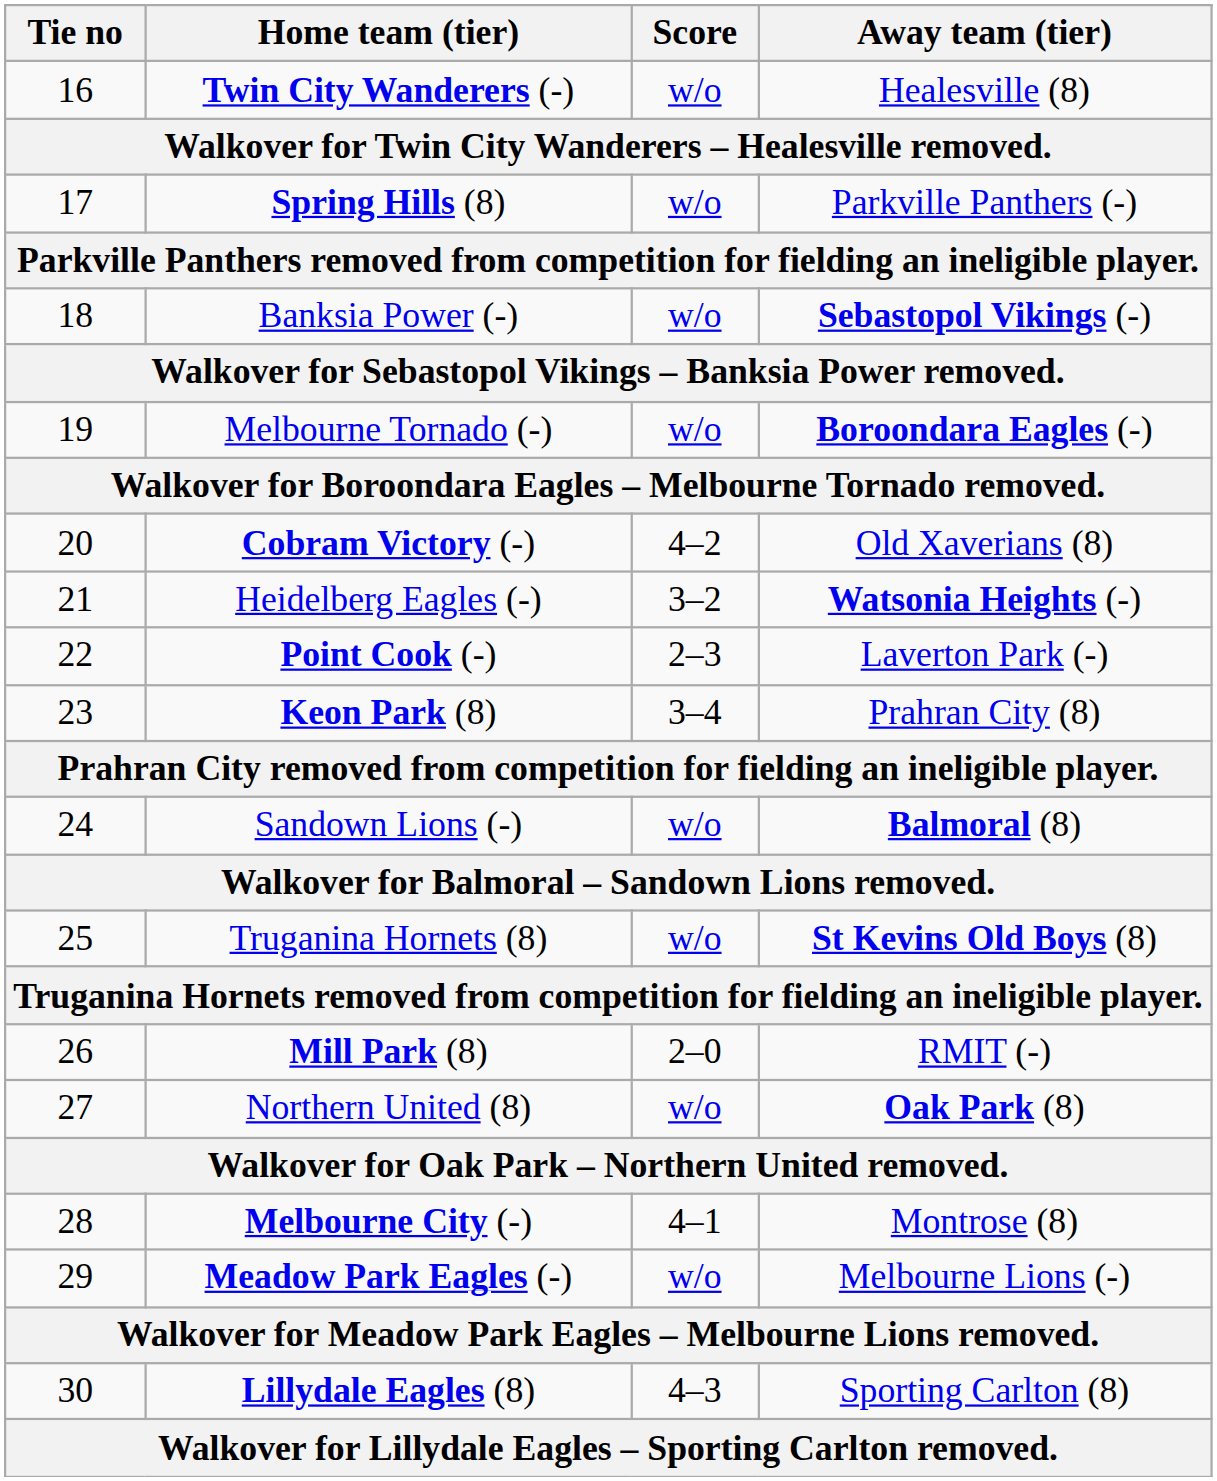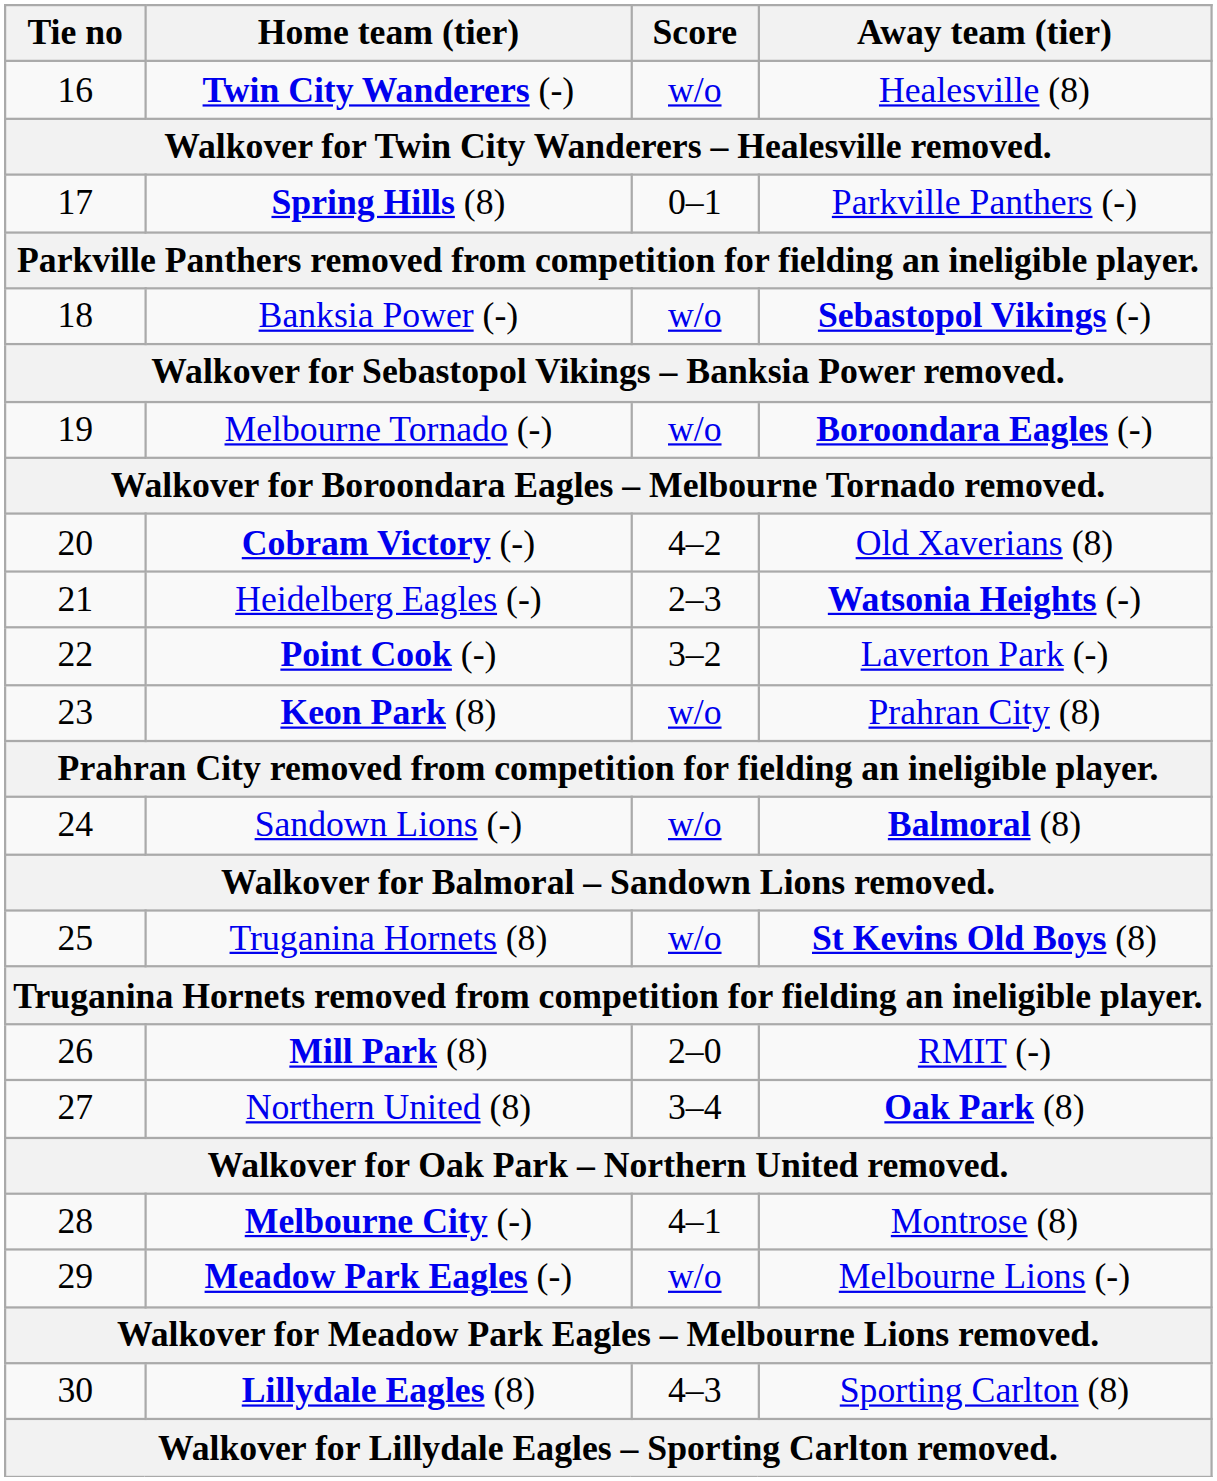(695, 202) w/o -> (695, 202) 0–1
(695, 598) 3–2 -> (695, 598) 2–3
(695, 655) 2–3 -> (695, 655) 3–2
(695, 711) 3–4 -> (695, 711) w/o
(695, 1107) w/o -> (695, 1107) 3–4
